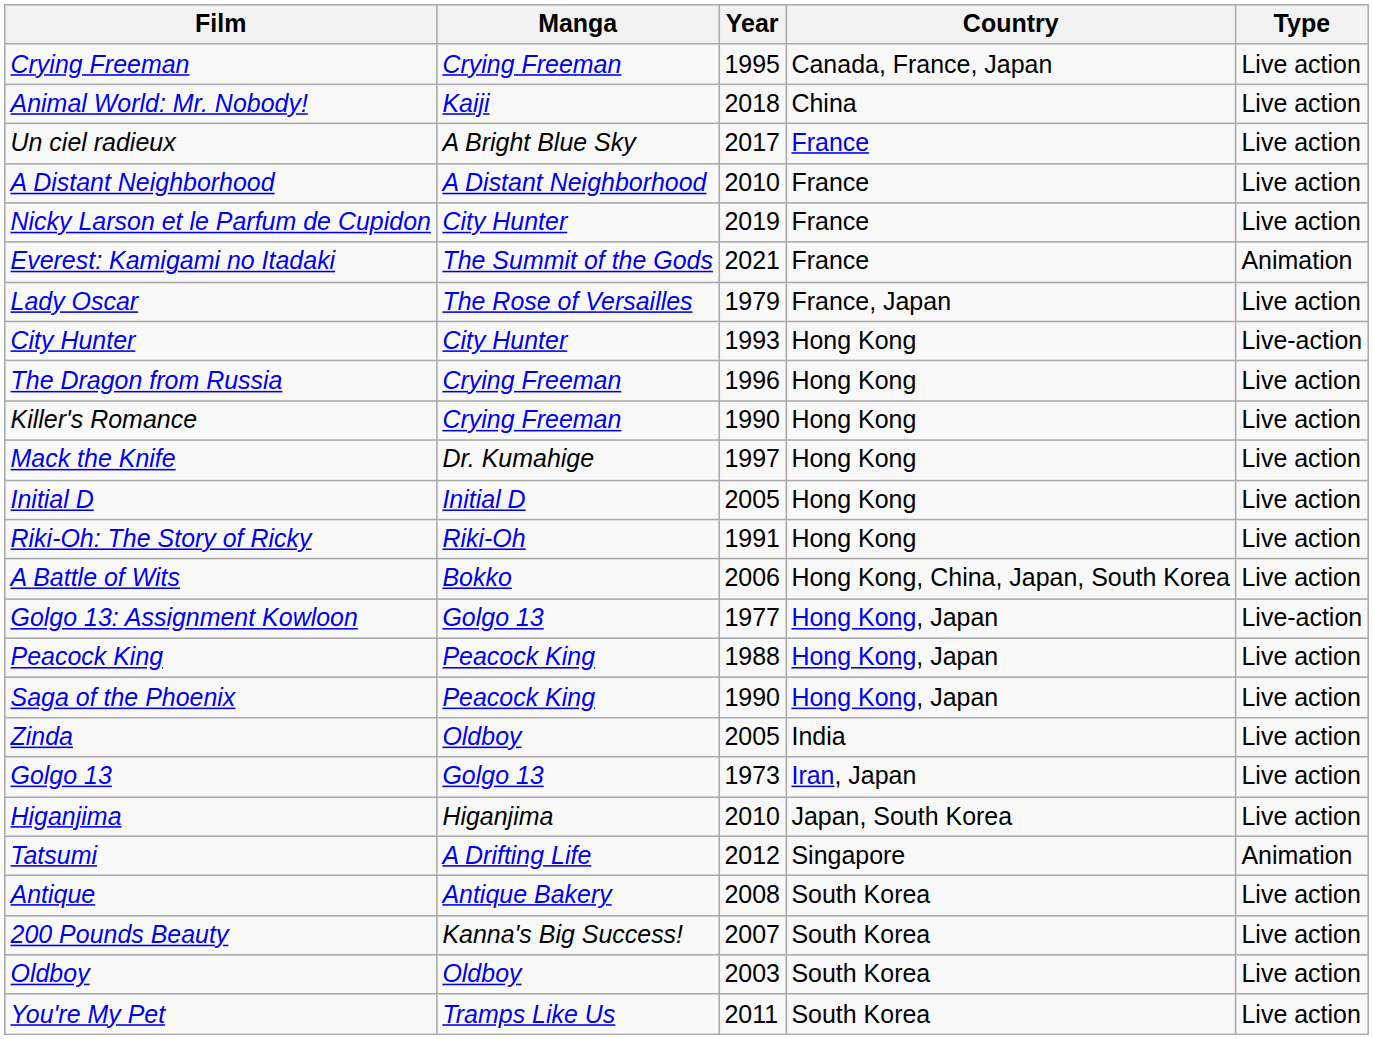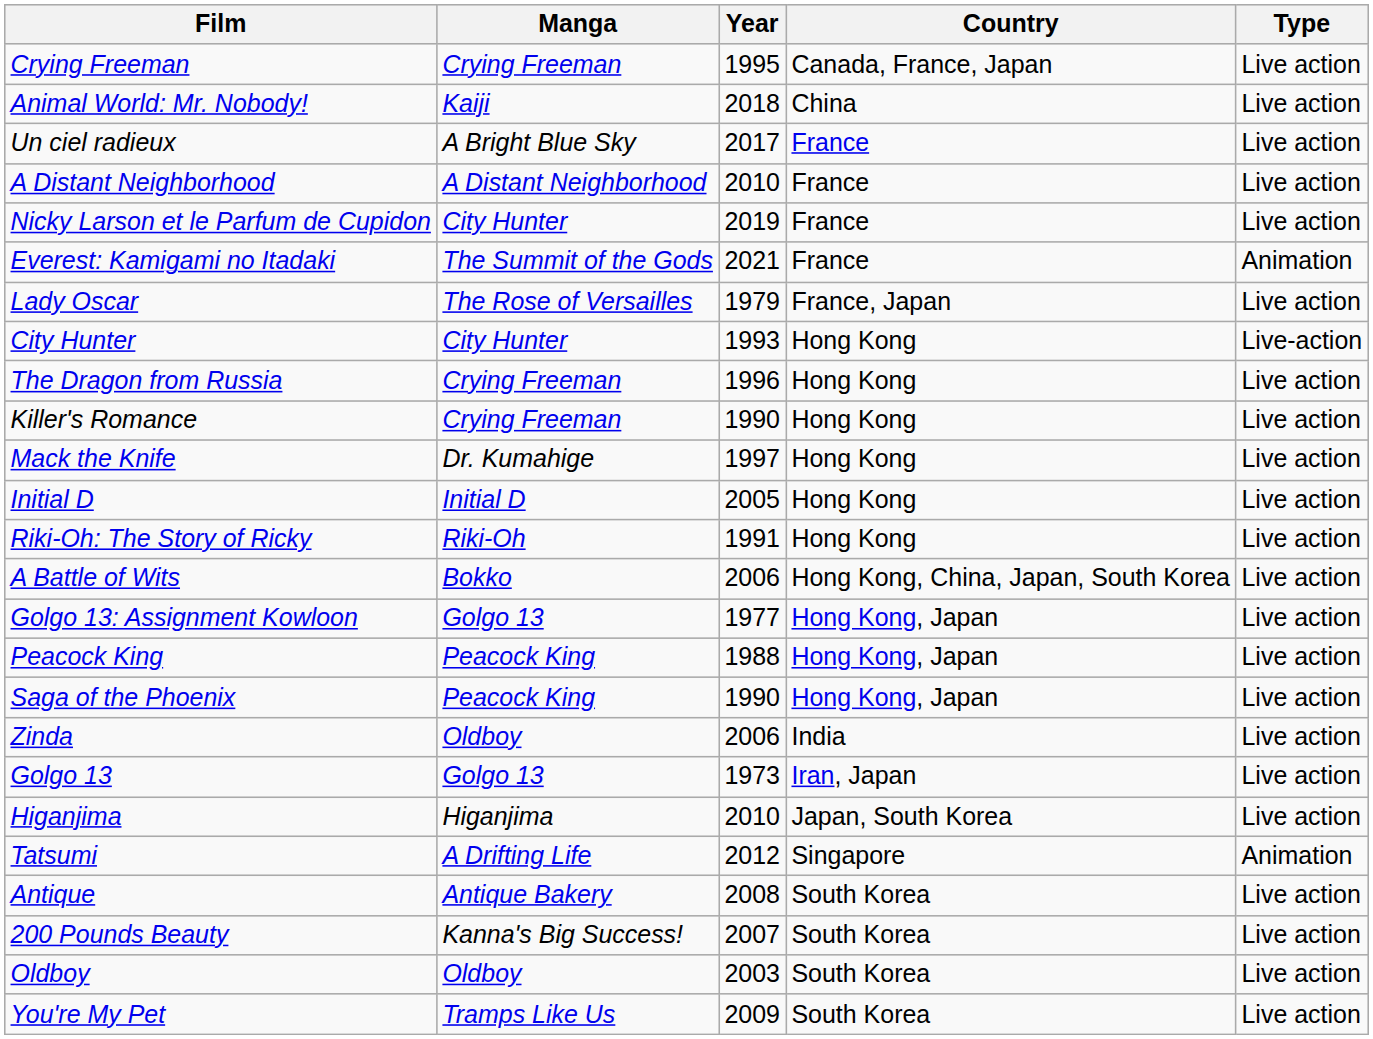(1302, 618) Live-action -> (1301, 618) Live action
(752, 736) 2005 -> (752, 736) 2006
(751, 1013) 2011 -> (752, 1013) 2009
